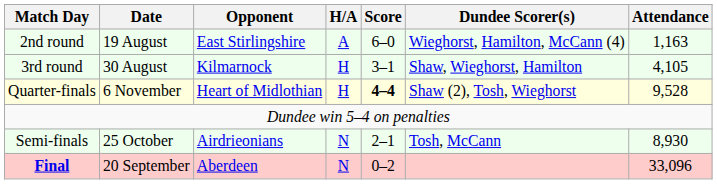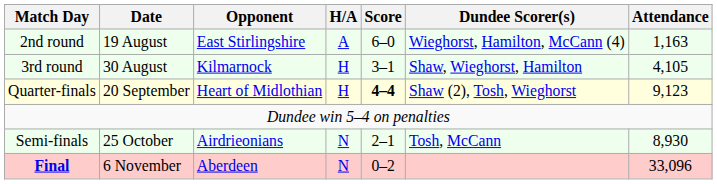(142, 91) 6 November -> (146, 91) 20 September
(670, 91) 9,528 -> (670, 91) 9,123
(146, 166) 20 September -> (142, 166) 6 November
